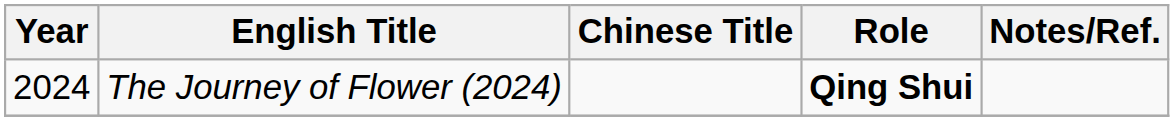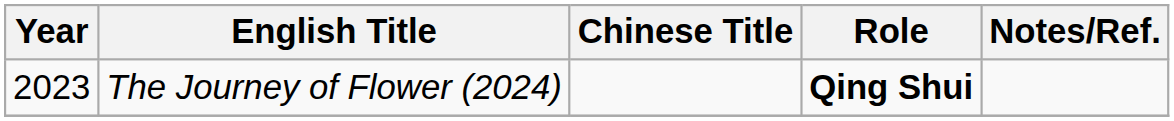(52, 87) 2024 -> (52, 87) 2023
